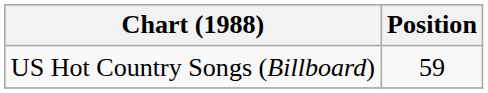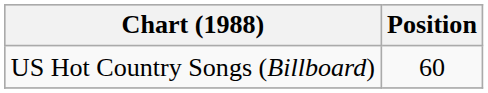(432, 66) 59 -> (432, 66) 60
